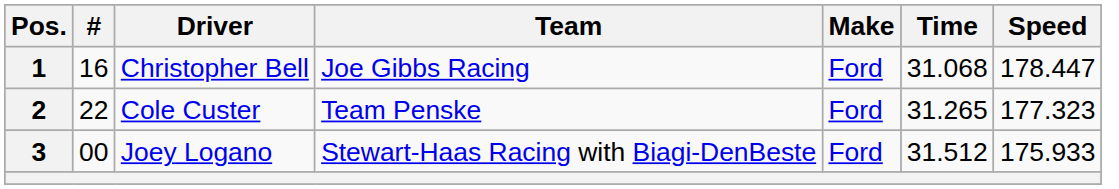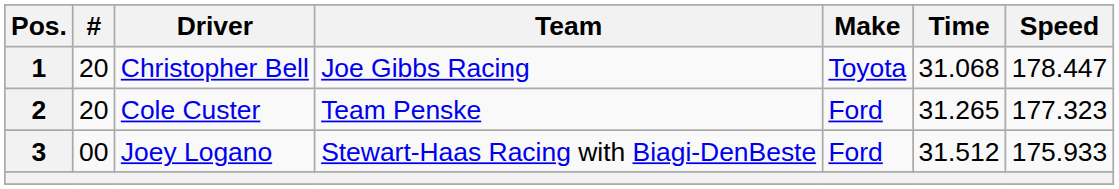(94, 68) 16 -> (94, 68) 20
(856, 68) Ford -> (867, 68) Toyota
(94, 110) 22 -> (94, 110) 20
